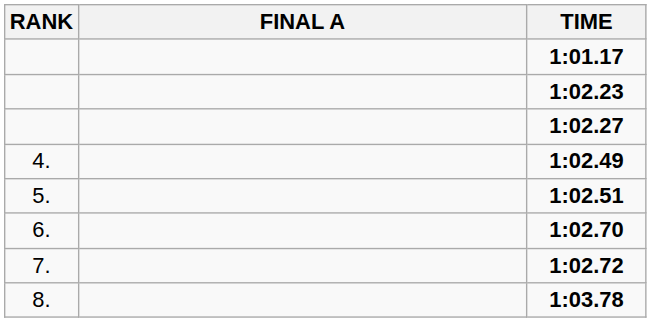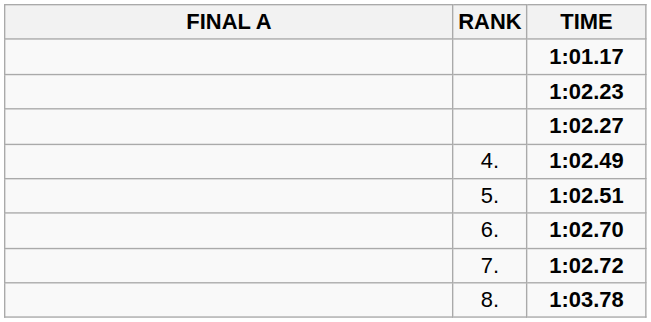columns swapped: (41, 21) <-> (302, 21)
